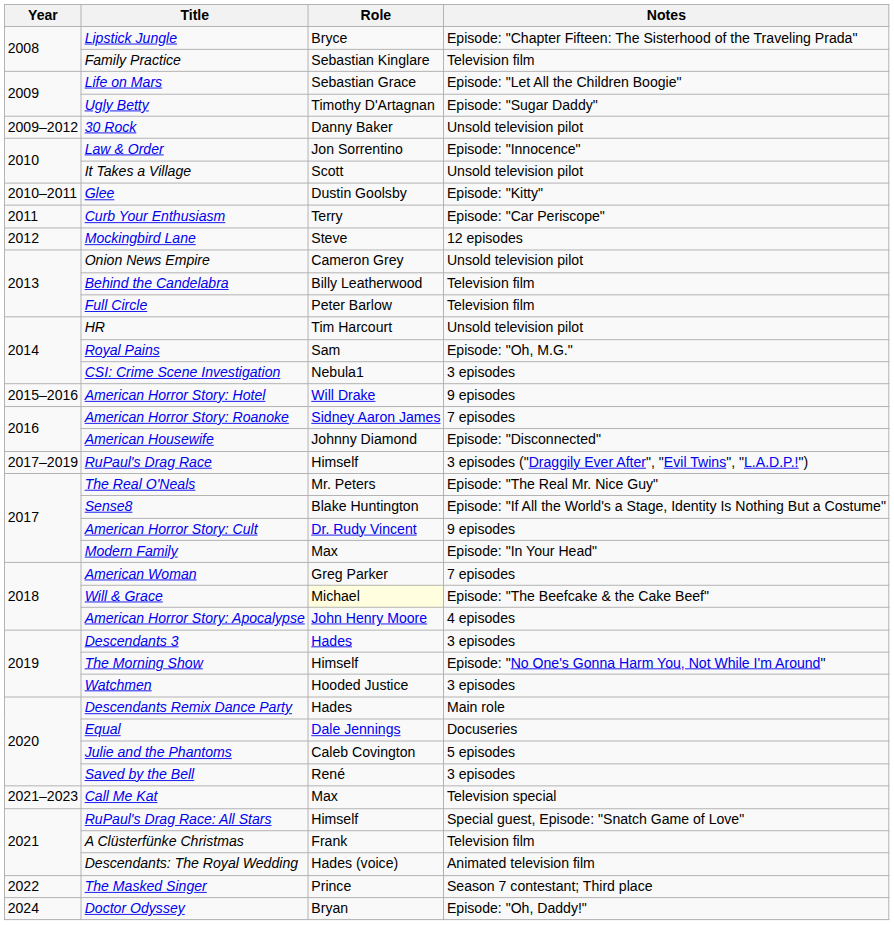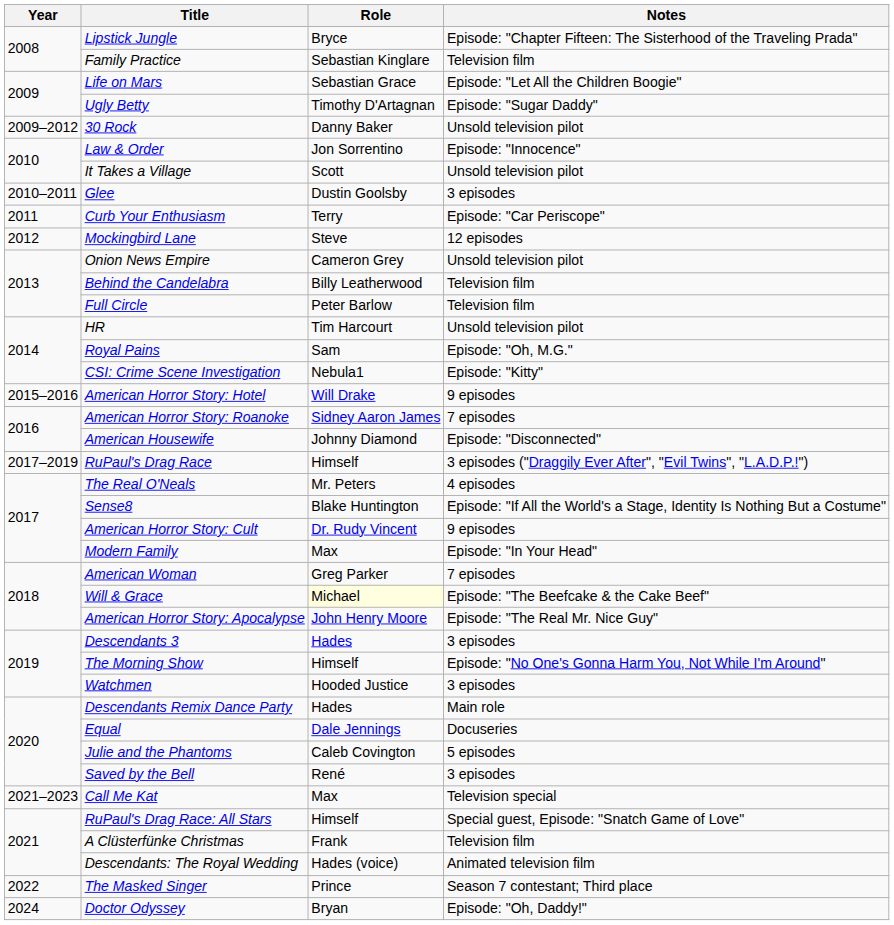(495, 194) Episode: "Kitty" -> (481, 194) 3 episodes
(481, 372) 3 episodes -> (495, 372) Episode: "Kitty"
(552, 484) Episode: "The Real Mr. Nice Guy" -> (481, 484) 4 episodes
(481, 618) 4 episodes -> (552, 618) Episode: "The Real Mr. Nice Guy"
